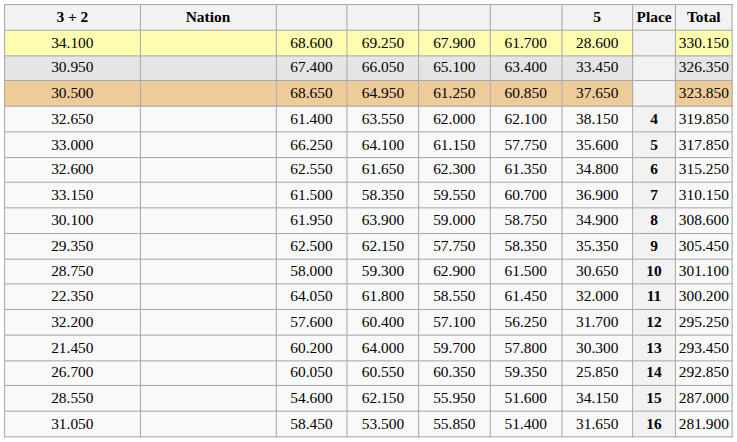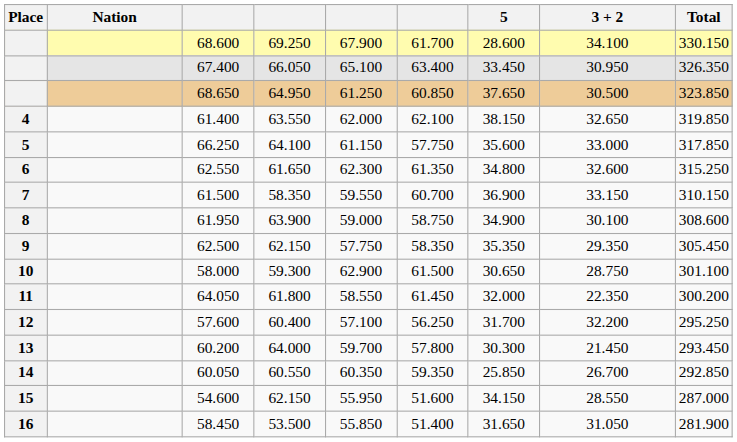columns swapped: (654, 17) <-> (72, 17)
